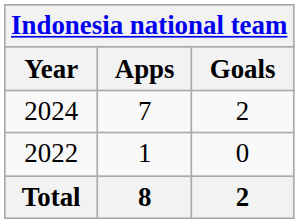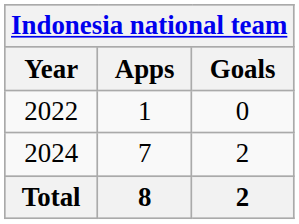rows swapped: (51, 153) <-> (51, 111)
